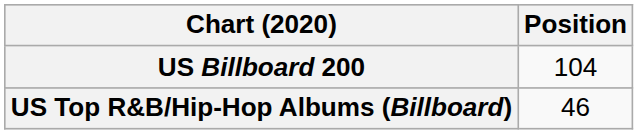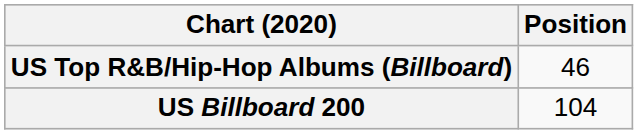rows swapped: (261, 66) <-> (261, 107)
